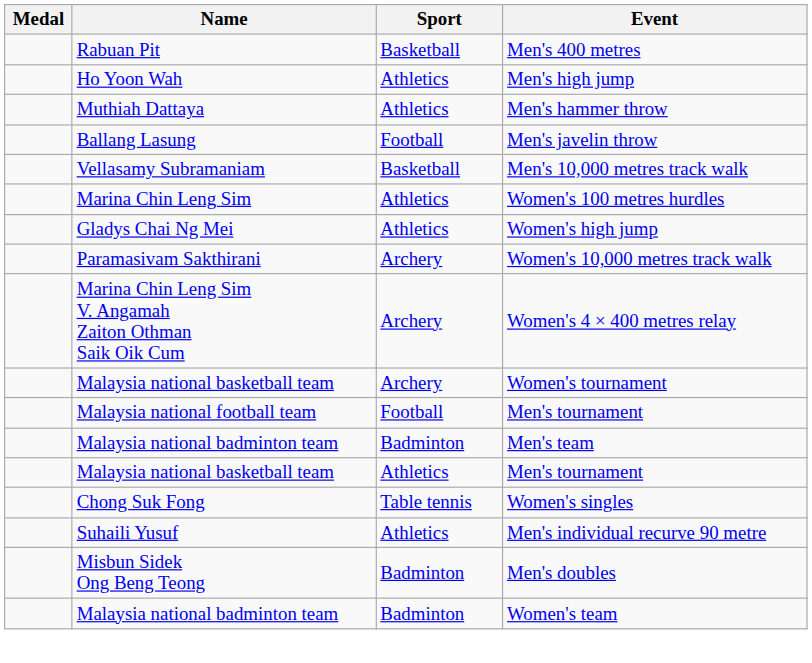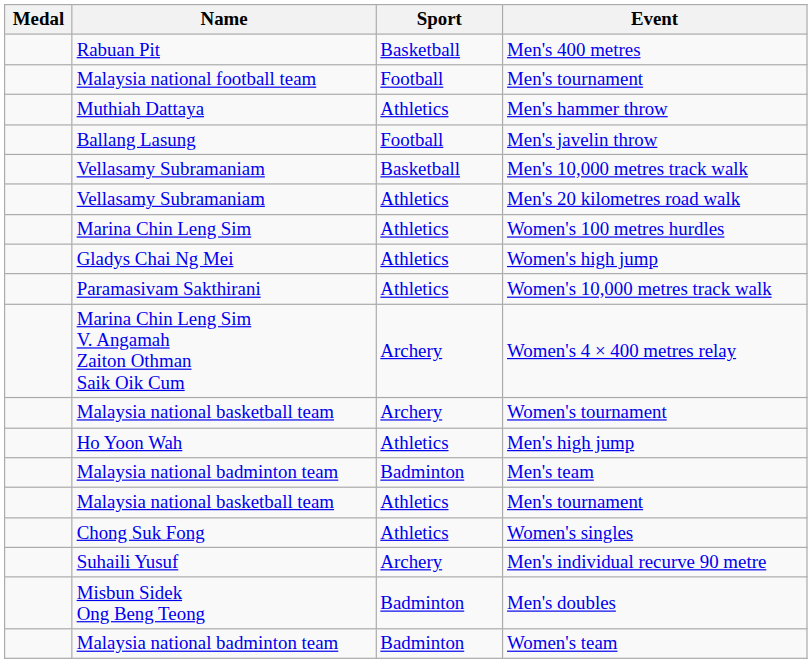rows swapped: (129, 79) <-> (196, 412)
+ row: (171, 199)
(411, 259) Archery -> (414, 288) Athletics
(426, 502) Table tennis -> (414, 532) Athletics
(414, 532) Athletics -> (411, 562) Archery
